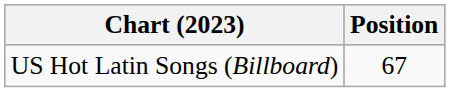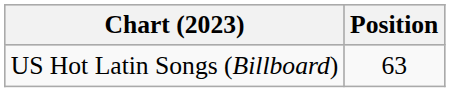(394, 65) 67 -> (394, 65) 63
